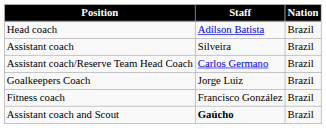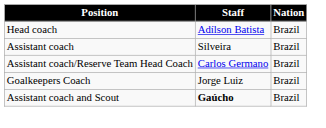- row: (36, 98)
